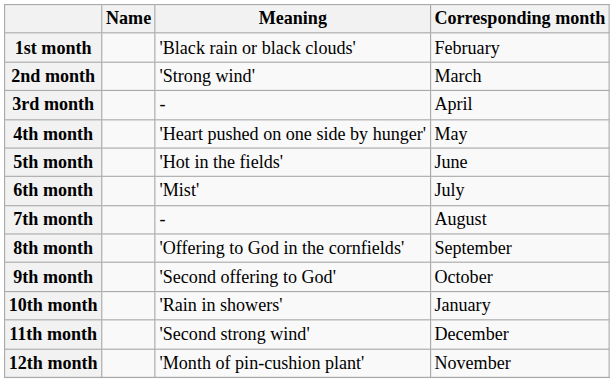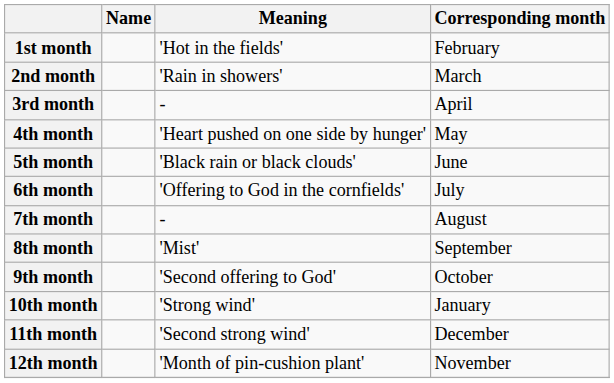(258, 47) 'Black rain or black clouds' -> (221, 47) 'Hot in the fields'
(207, 76) 'Strong wind' -> (221, 76) 'Rain in showers'
(221, 162) 'Hot in the fields' -> (258, 162) 'Black rain or black clouds'
(179, 190) 'Mist' -> (282, 190) 'Offering to God in the cornfields'
(282, 248) 'Offering to God in the cornfields' -> (179, 248) 'Mist'
(221, 305) 'Rain in showers' -> (207, 305) 'Strong wind'
